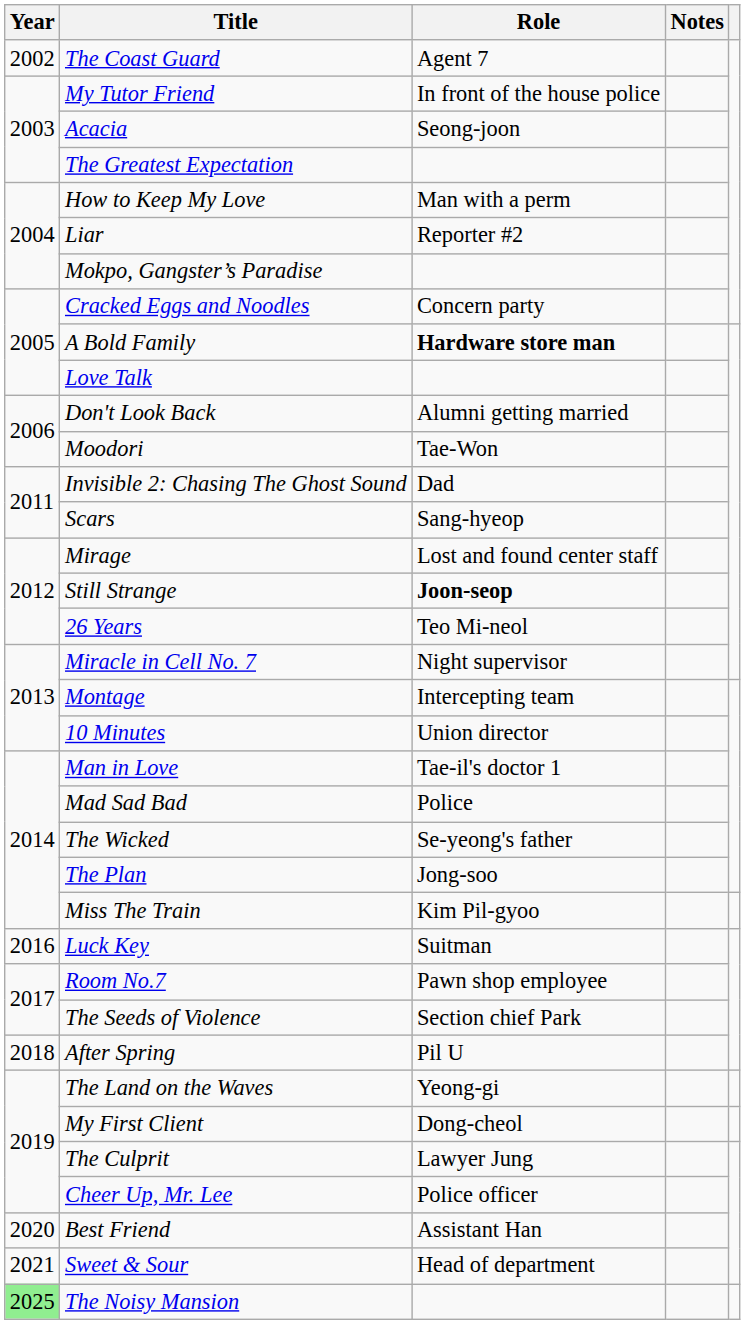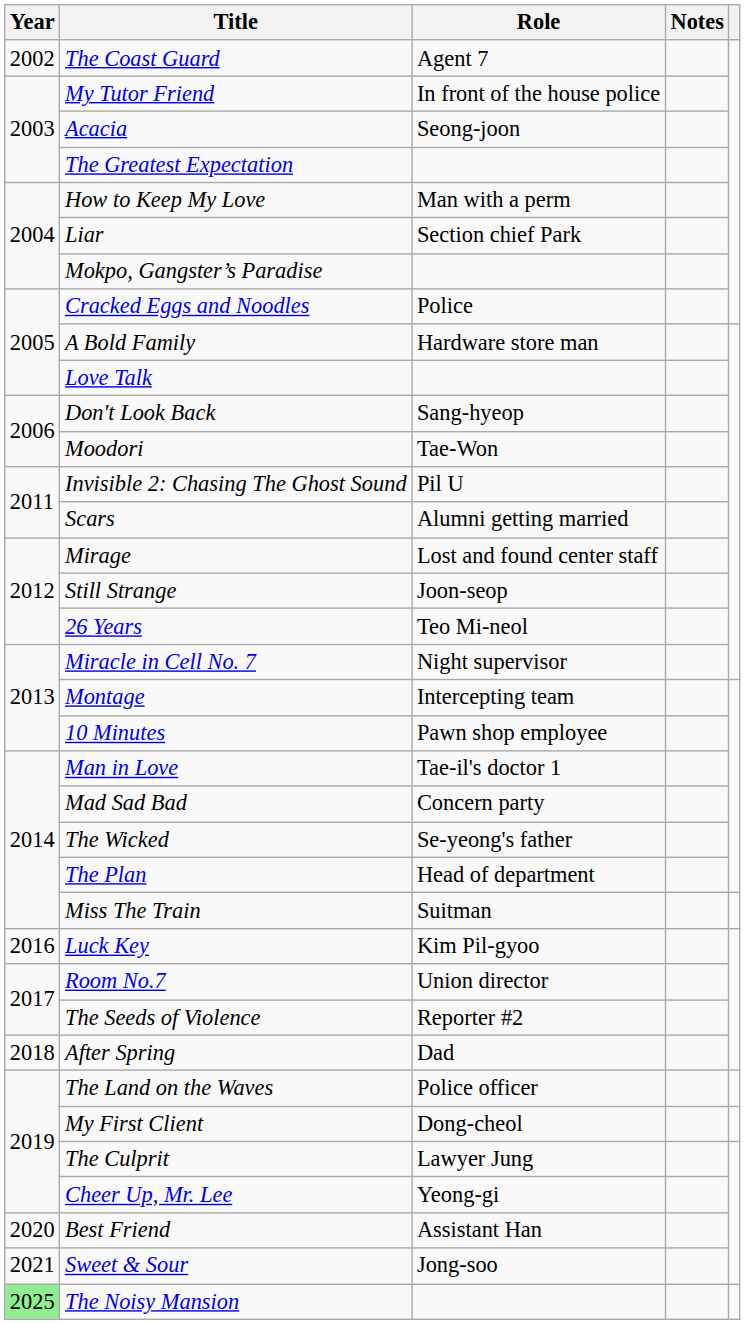(470, 235) Reporter #2 -> (499, 235) Section chief Park
(481, 306) Concern party -> (445, 306) Police
(516, 341) bold -> (508, 341) normal
(523, 413) Alumni getting married -> (470, 413) Sang-hyeop
(436, 484) Dad -> (440, 484) Pil U
(470, 519) Sang-hyeop -> (523, 519) Alumni getting married
(465, 590) bold -> (462, 590) normal
(483, 732) Union director -> (512, 732) Pawn shop employee
(445, 803) Police -> (481, 803) Concern party
(457, 874) Jong-soo -> (506, 874) Head of department
(478, 910) Kim Pil-gyoo -> (454, 910) Suitman
(454, 945) Suitman -> (478, 945) Kim Pil-gyoo
(512, 981) Pawn shop employee -> (483, 981) Union director
(499, 1016) Section chief Park -> (470, 1016) Reporter #2
(440, 1052) Pil U -> (436, 1052) Dad
(458, 1088) Yeong-gi -> (477, 1088) Police officer
(477, 1194) Police officer -> (458, 1194) Yeong-gi
(506, 1265) Head of department -> (457, 1265) Jong-soo
